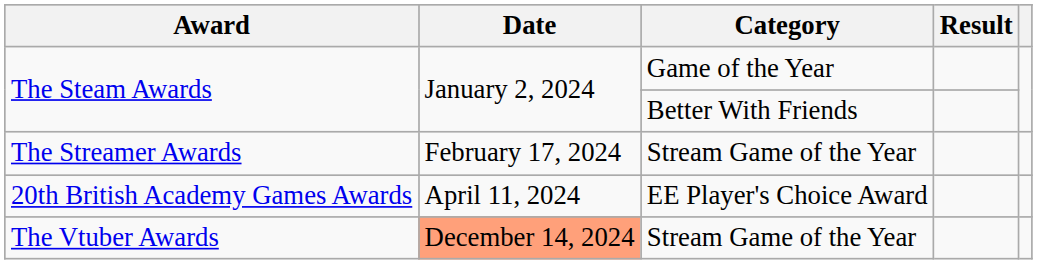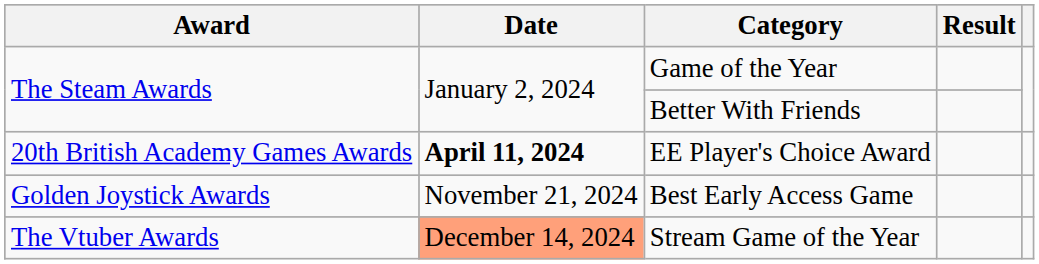- row: (126, 152)
(502, 195) normal -> (504, 152) bold
+ row: (140, 195)
